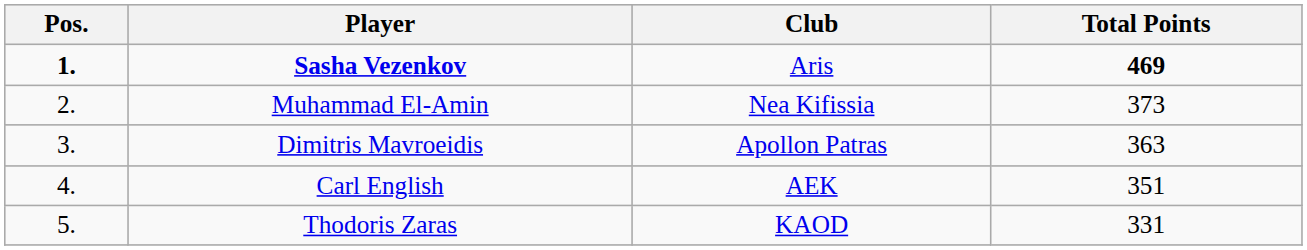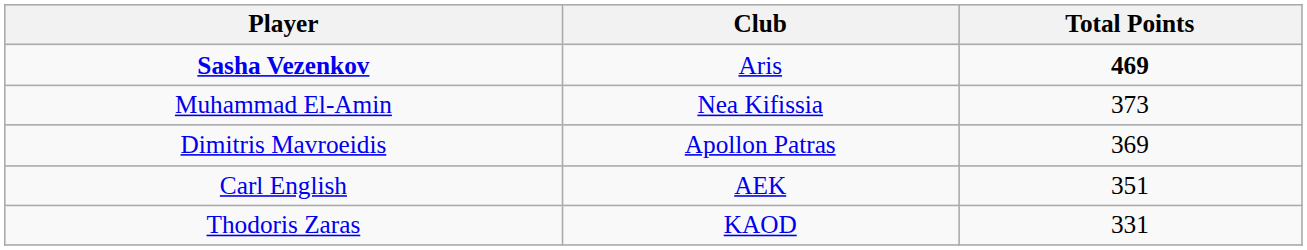- column: (66, 24)
(1146, 144) 363 -> (1130, 144) 369
